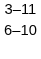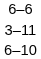+ row: (20, 9)
